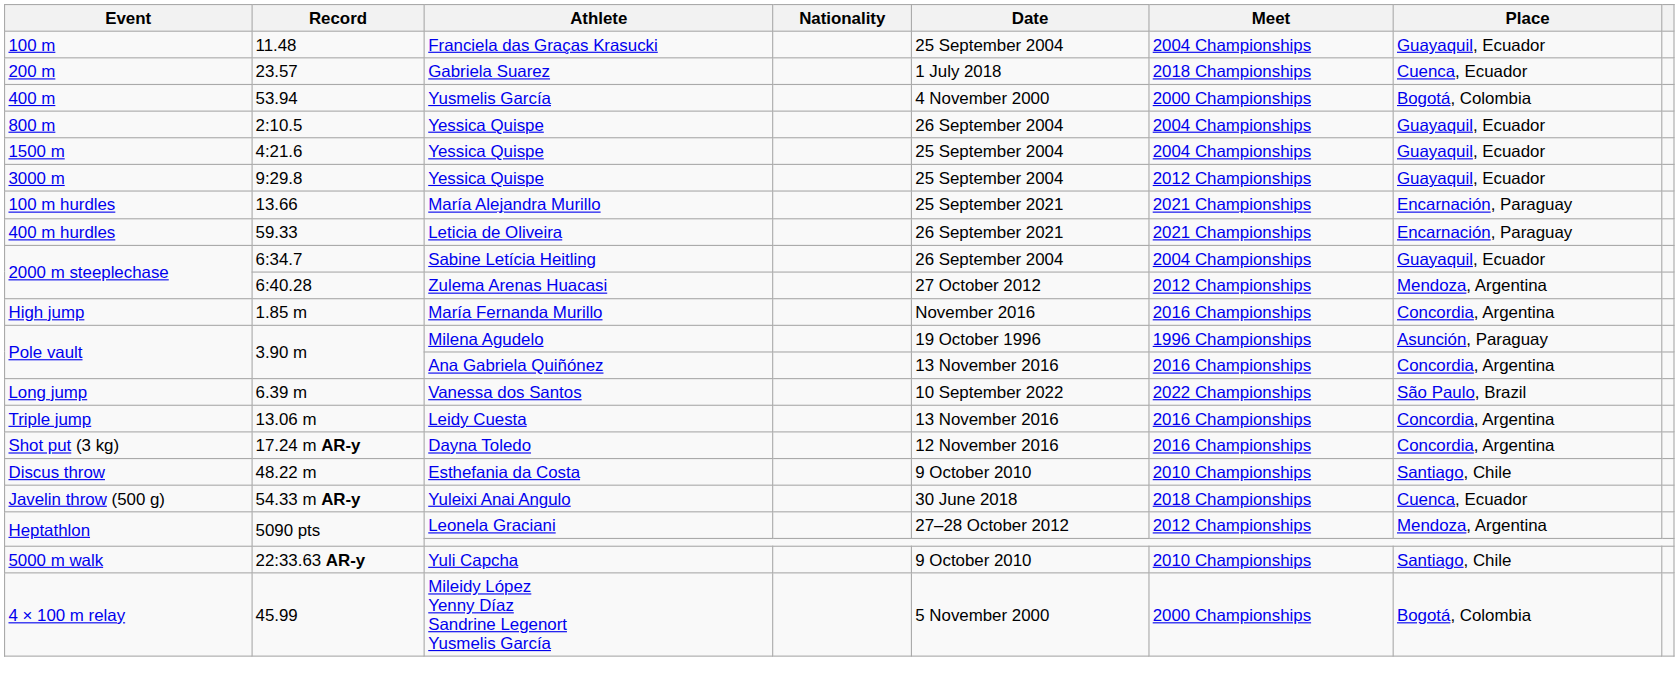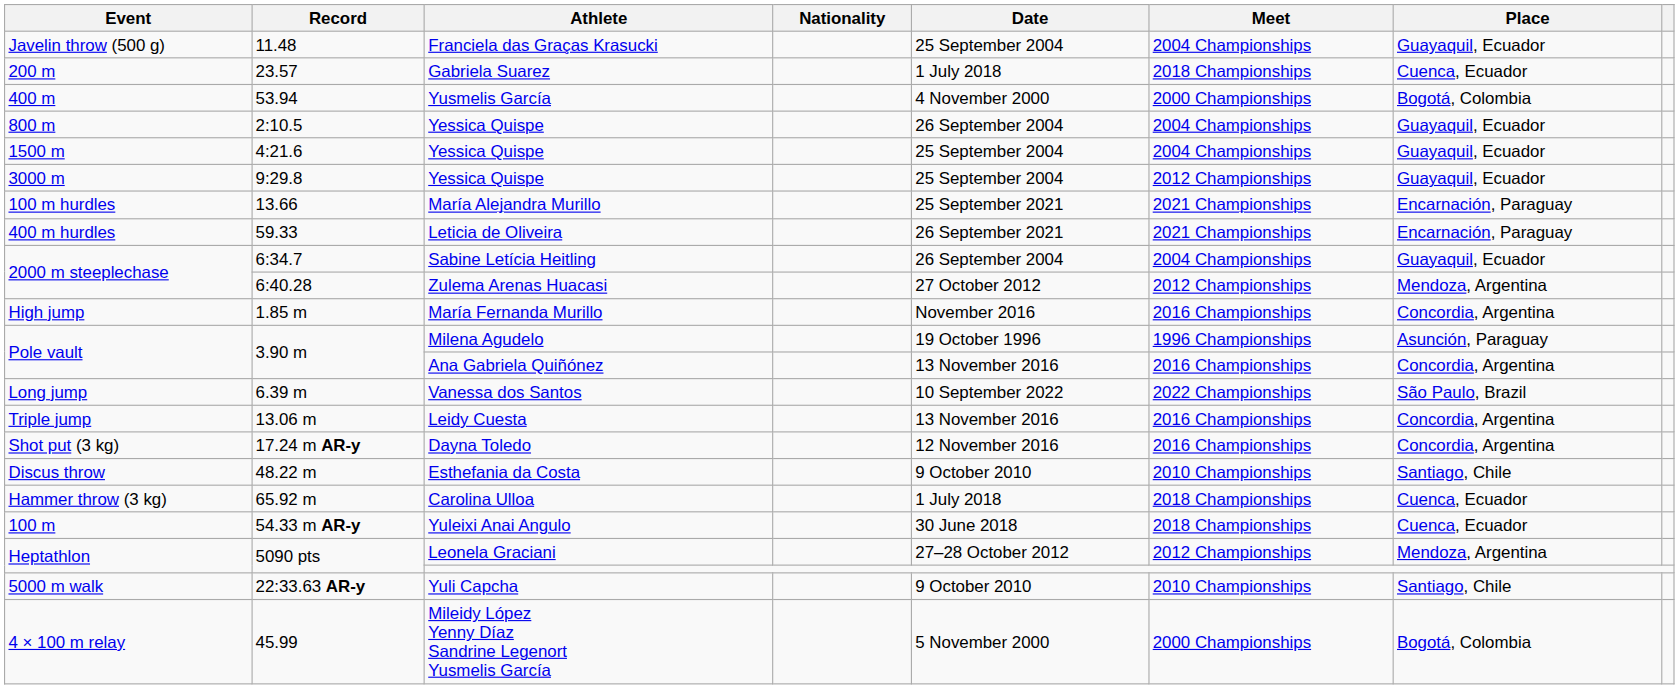(32, 45) 100 m -> (87, 45) Javelin throw (500 g)
+ row: (286, 499)
(87, 499) Javelin throw (500 g) -> (32, 526) 100 m
